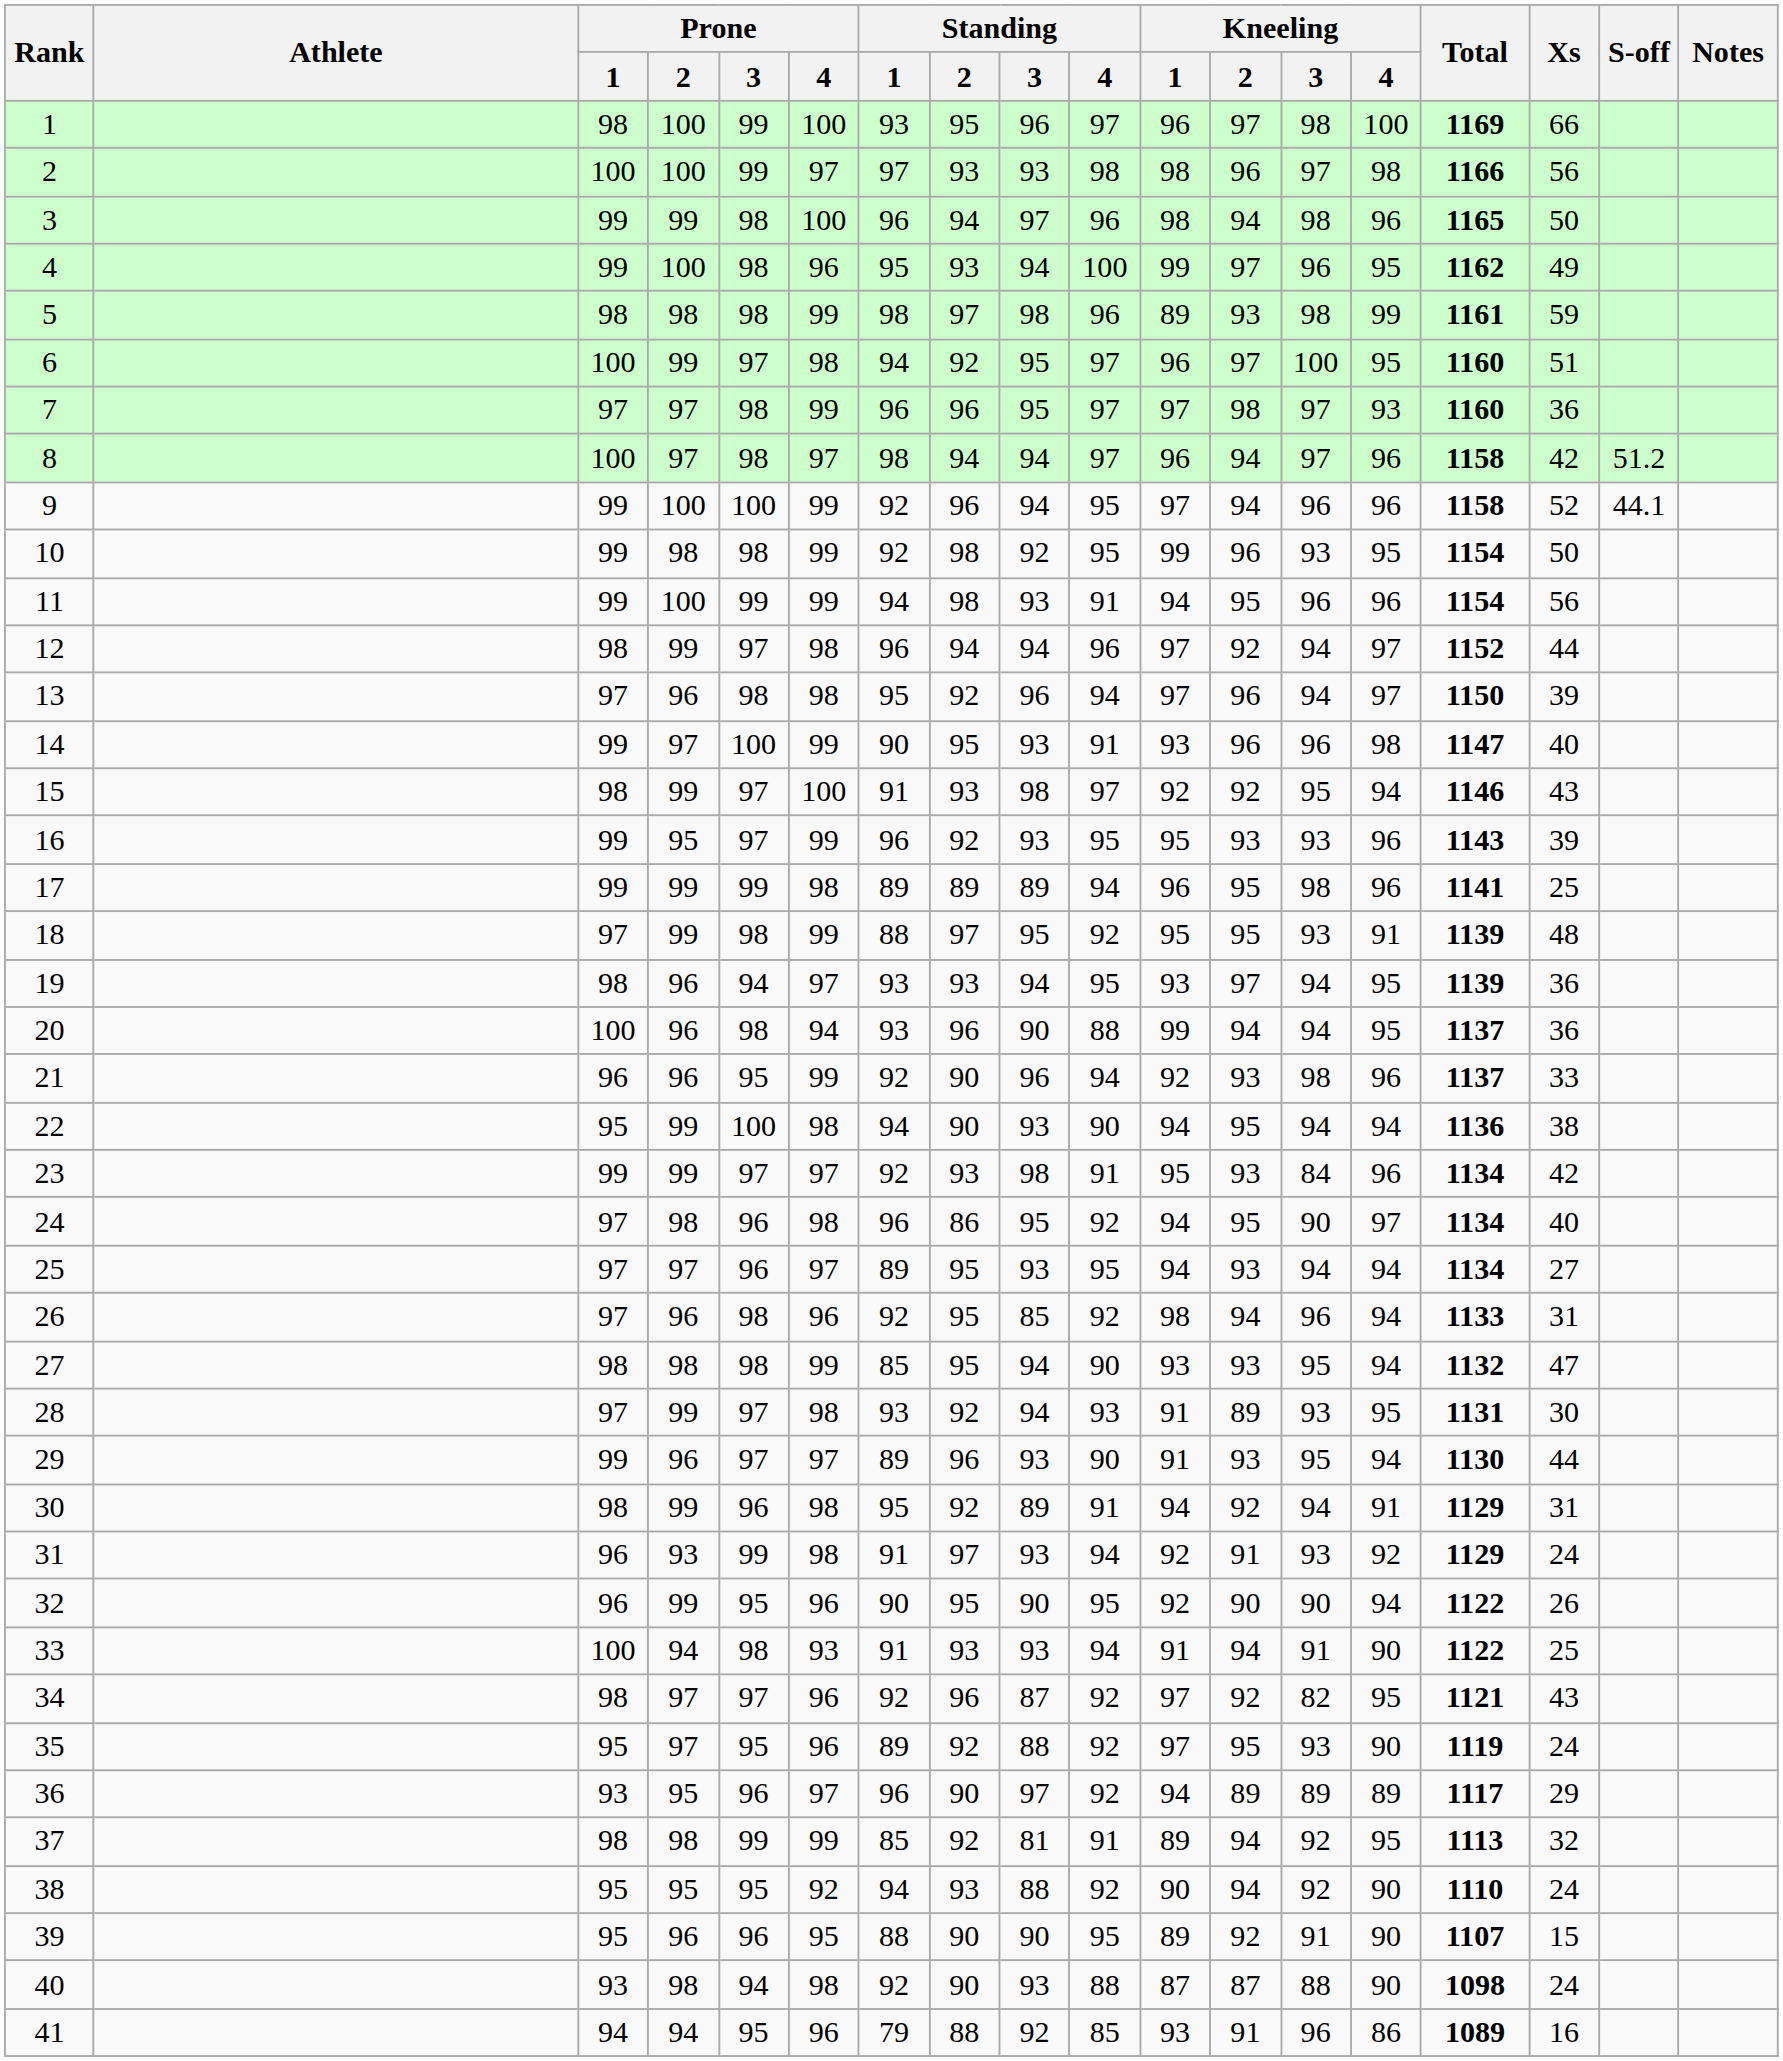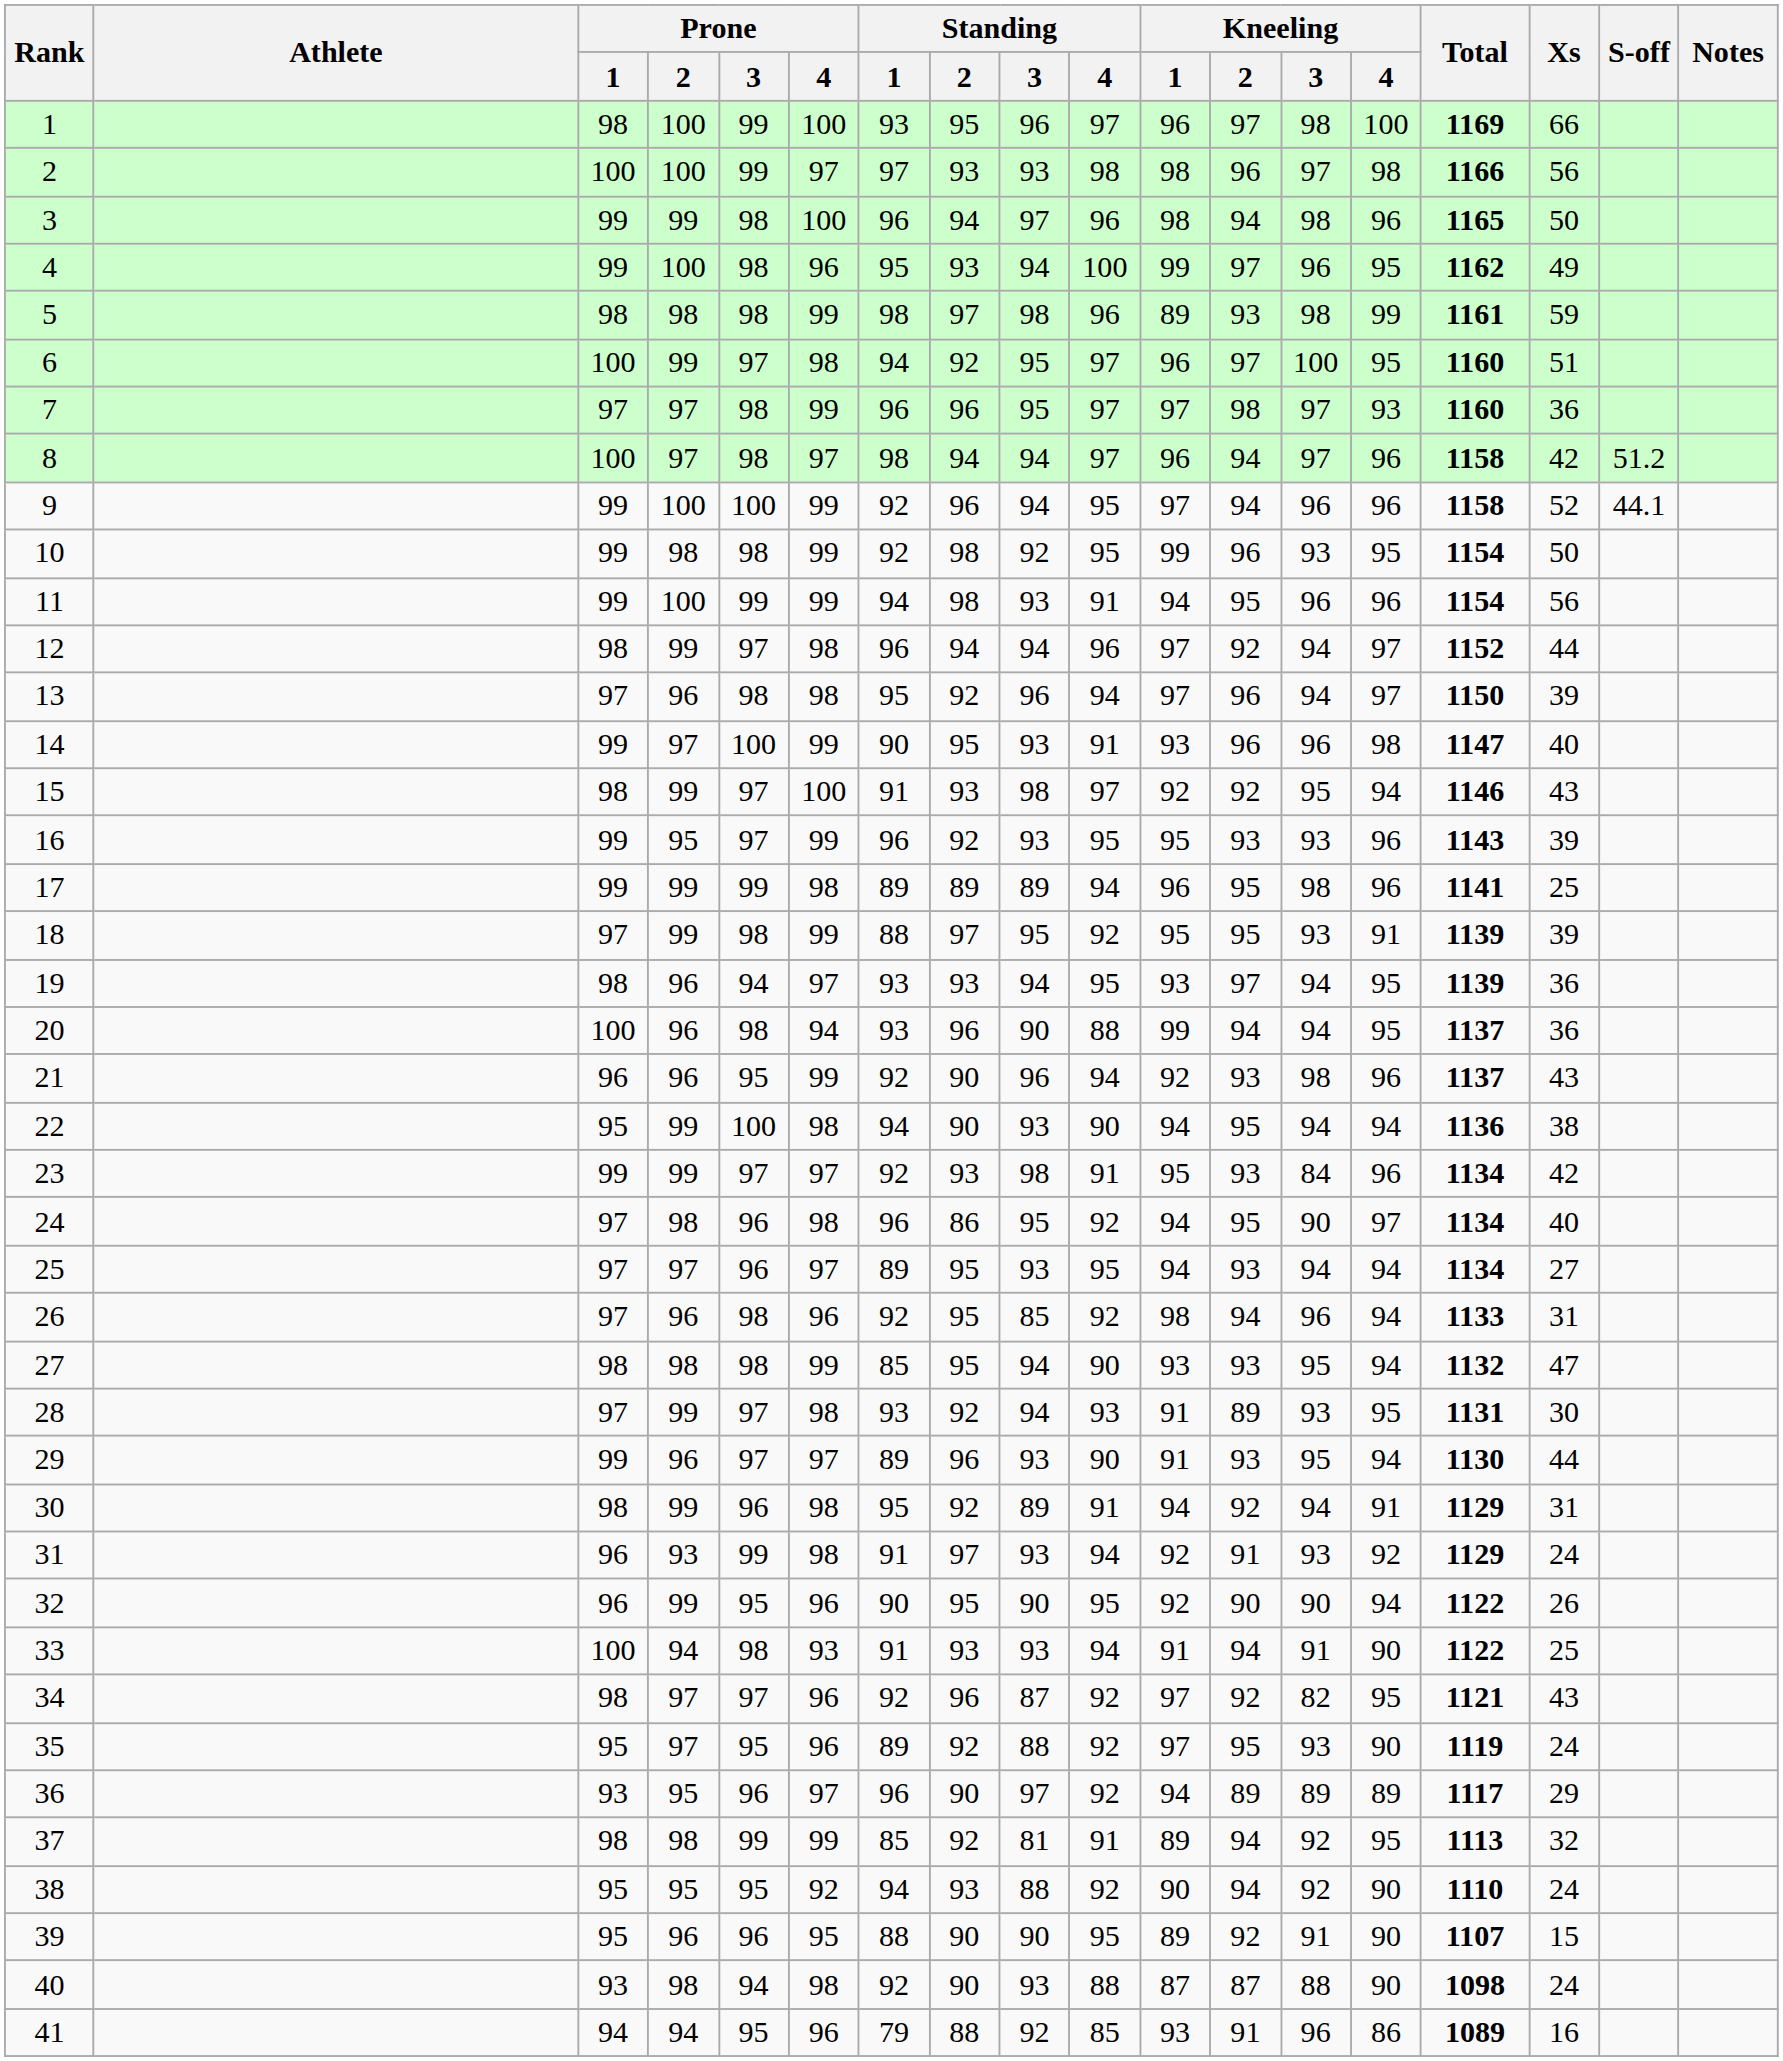(1564, 934) 48 -> (1564, 934) 39
(1564, 1077) 33 -> (1564, 1077) 43
